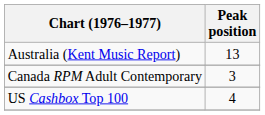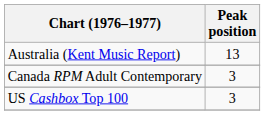(232, 98) 4 -> (232, 98) 3
